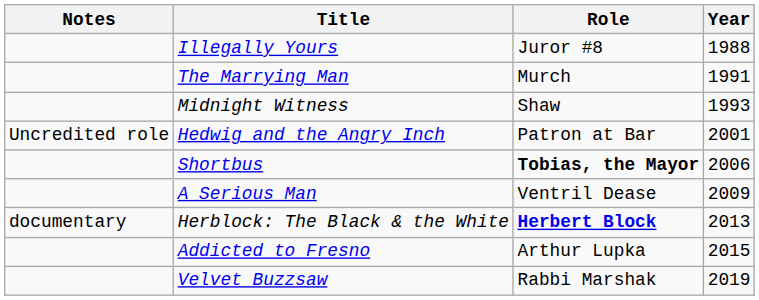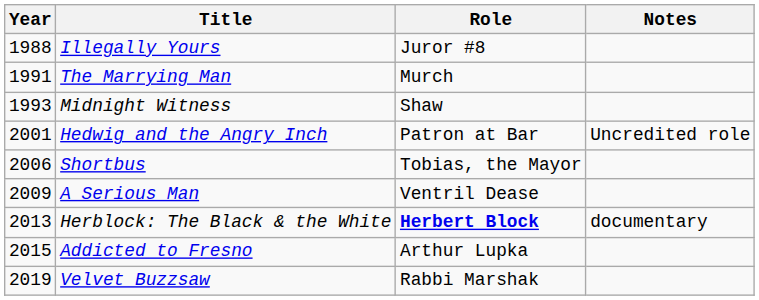columns swapped: (729, 19) <-> (89, 19)
(608, 164) bold -> (491, 164) normal
